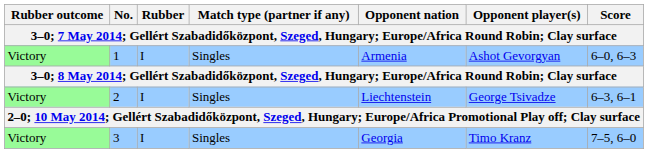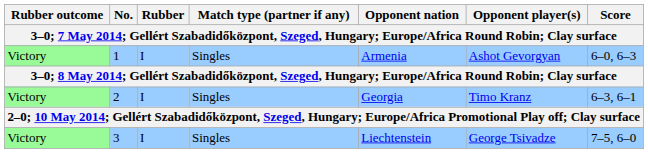(396, 96) Liechtenstein -> (382, 96) Georgia
(512, 96) George Tsivadze -> (500, 96) Timo Kranz
(382, 138) Georgia -> (396, 138) Liechtenstein
(500, 138) Timo Kranz -> (512, 138) George Tsivadze
